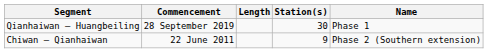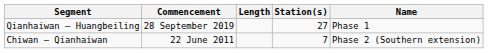(322, 26) 30 -> (322, 26) 27
(325, 40) 9 -> (325, 40) 7
